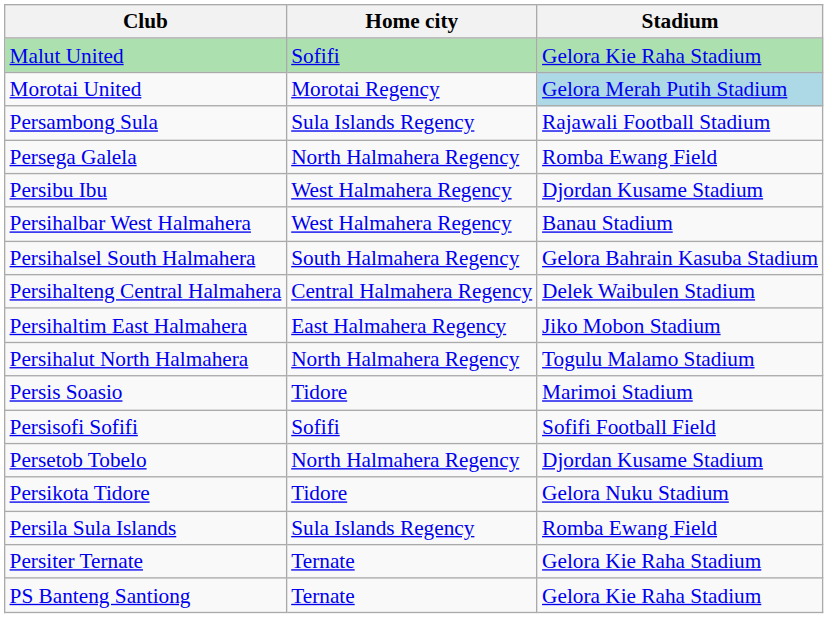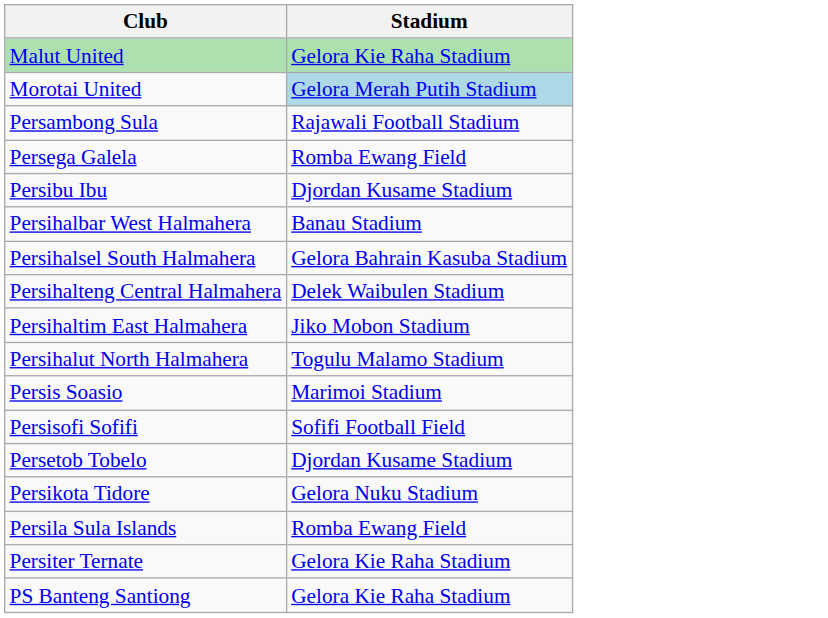- column: (412, 21)
